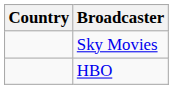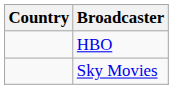rows swapped: (117, 44) <-> (95, 71)
